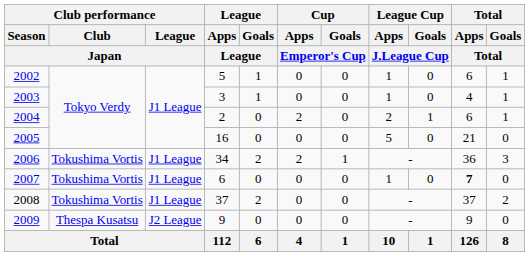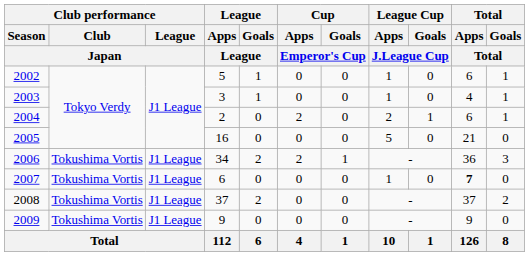(97, 220) Thespa Kusatsu -> (97, 220) Tokushima Vortis
(175, 220) J2 League -> (175, 220) J1 League
